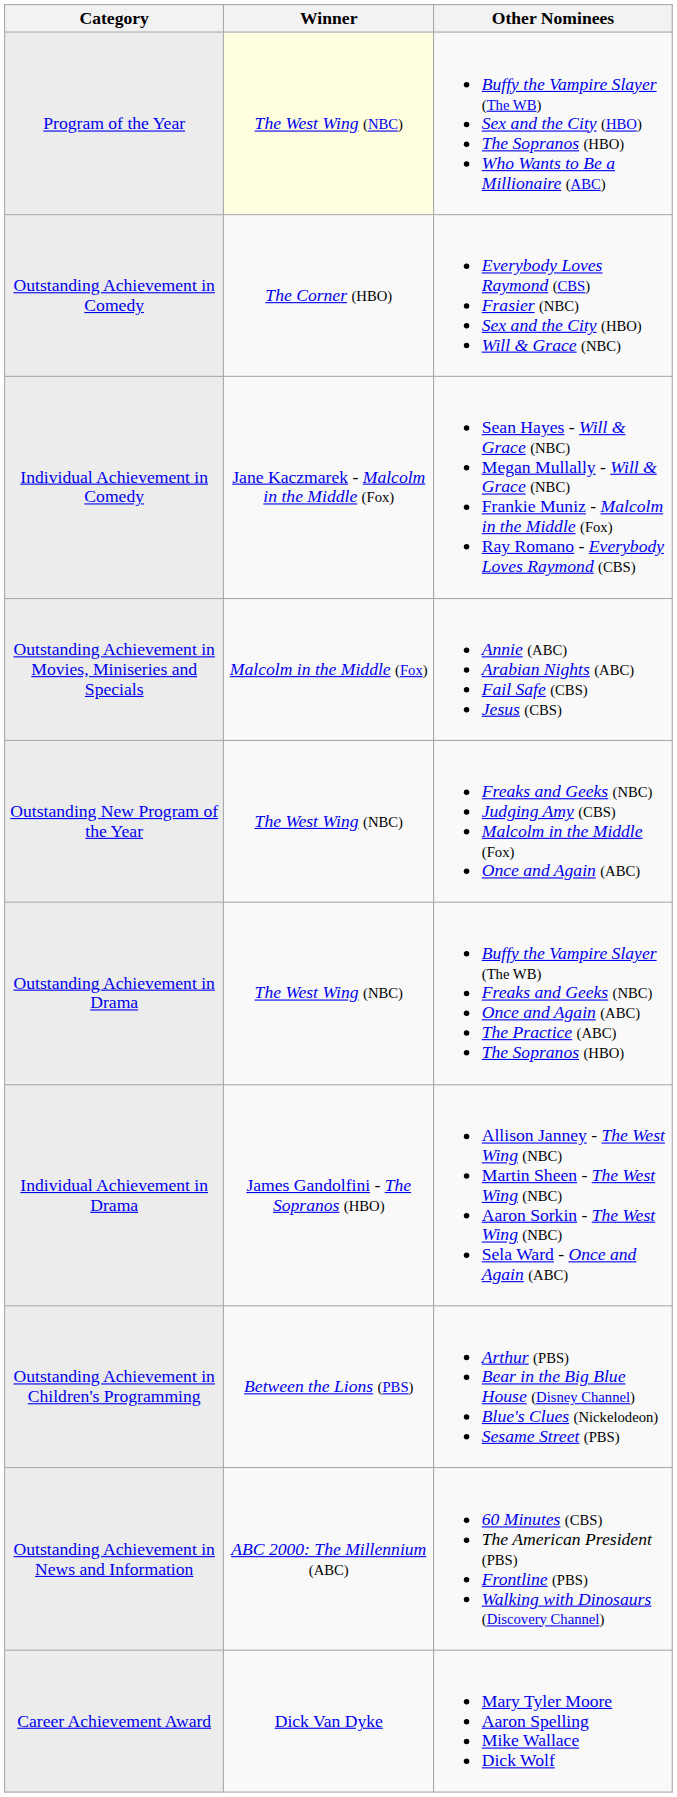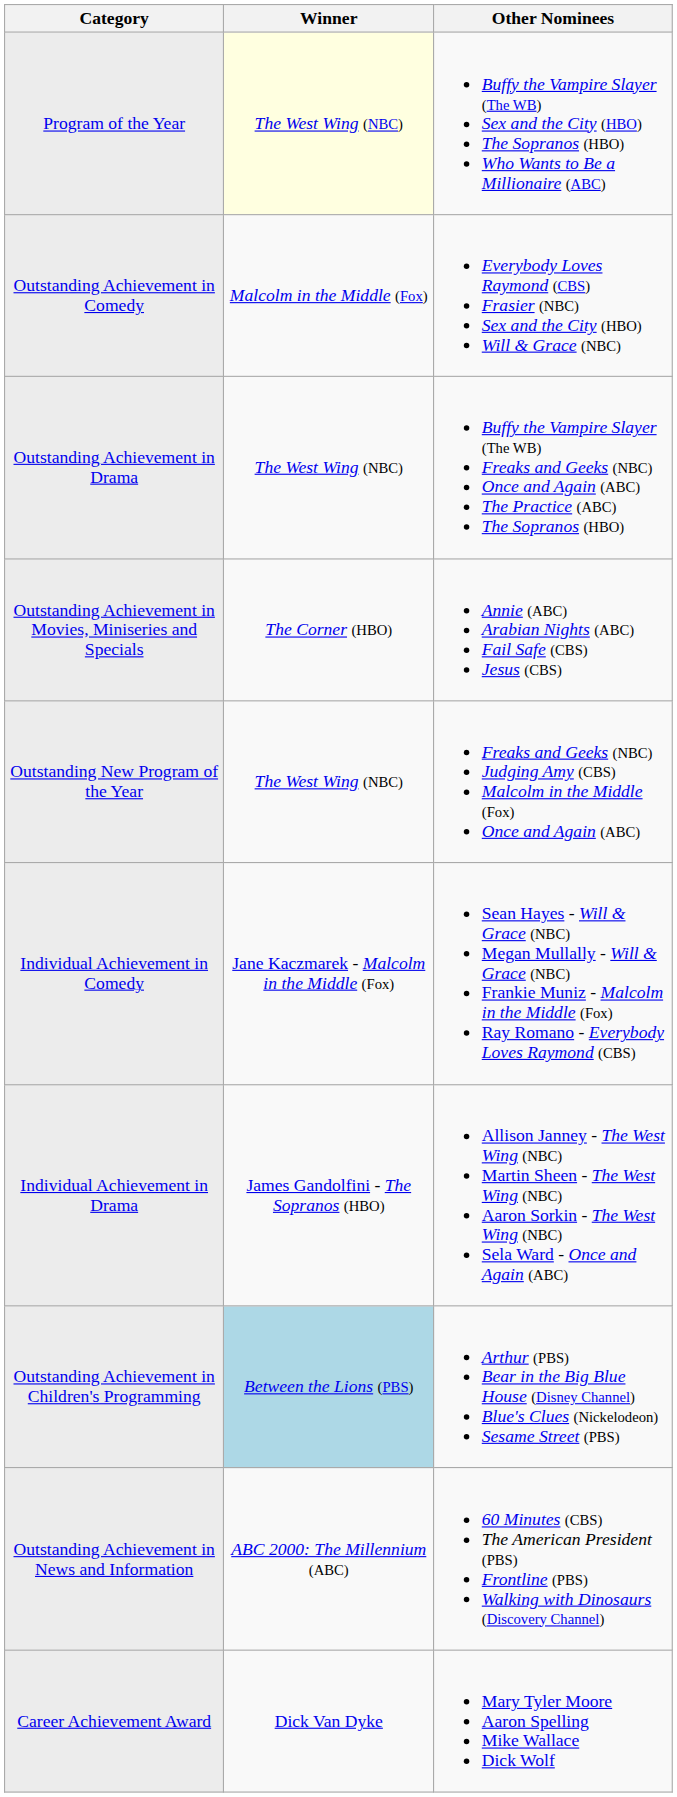(329, 295) The Corner (HBO) -> (329, 295) Malcolm in the Middle (Fox)
rows swapped: (114, 993) <-> (114, 487)
(329, 669) Malcolm in the Middle (Fox) -> (329, 629) The Corner (HBO)
(329, 1386) no background -> (329, 1386) lightblue background
